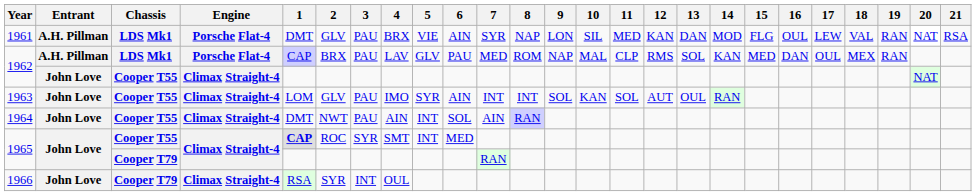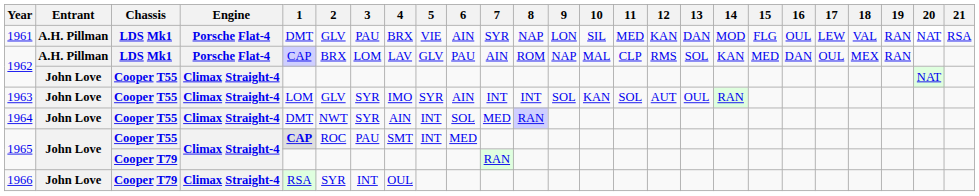(366, 56) PAU -> (367, 56) LOM
(493, 56) MED -> (497, 56) AIN
(366, 97) PAU -> (367, 97) SYR
(366, 118) PAU -> (367, 118) SYR
(493, 118) AIN -> (497, 118) MED
(366, 139) SYR -> (367, 139) PAU
